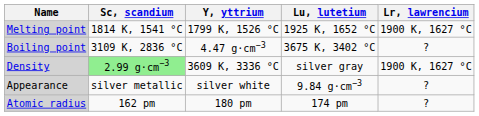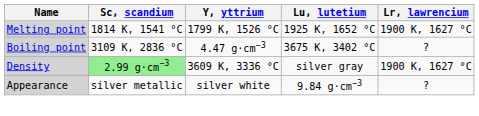- row: (46, 103)
